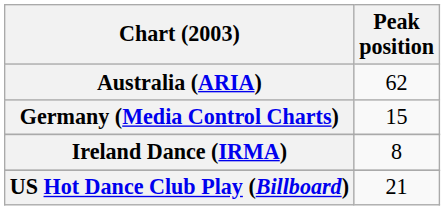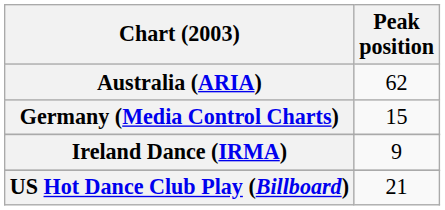(397, 151) 8 -> (397, 151) 9
